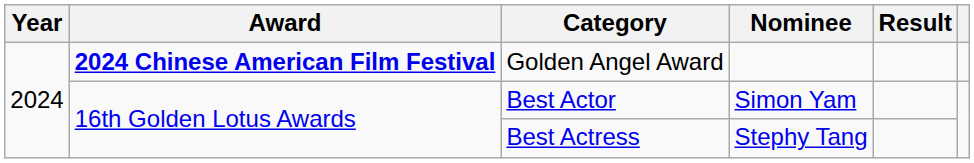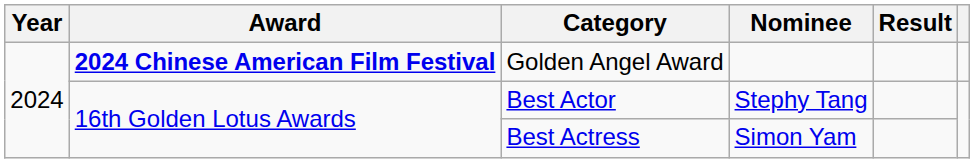(795, 99) Simon Yam -> (801, 99) Stephy Tang
(801, 137) Stephy Tang -> (795, 137) Simon Yam
